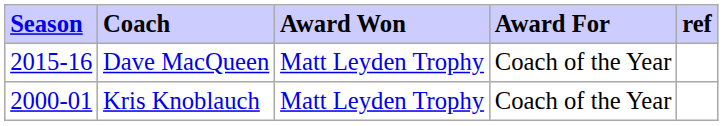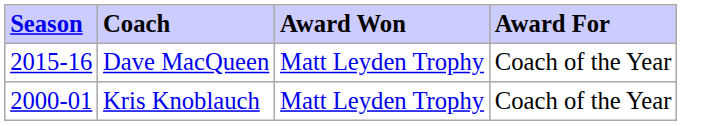- column: (697, 23)
